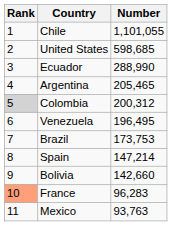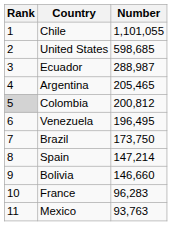(134, 67) 288,990 -> (134, 67) 288,987
(134, 103) 200,312 -> (134, 103) 200,812
(134, 139) 173,753 -> (134, 139) 173,750
(134, 175) 142,660 -> (134, 175) 146,660
(13, 193) lightsalmon background -> (13, 193) no background
